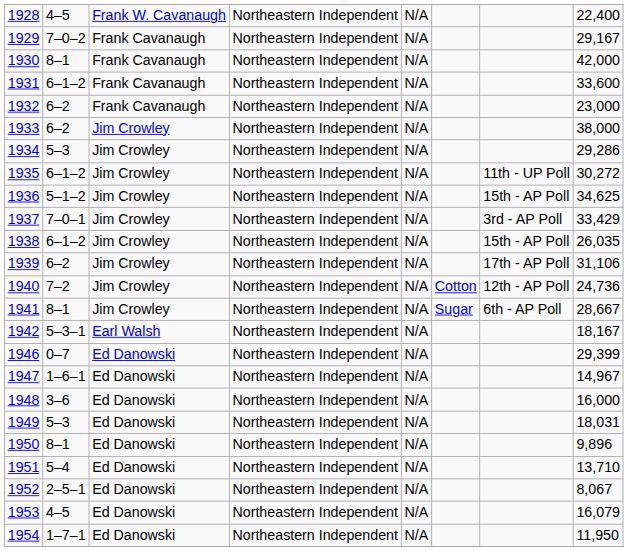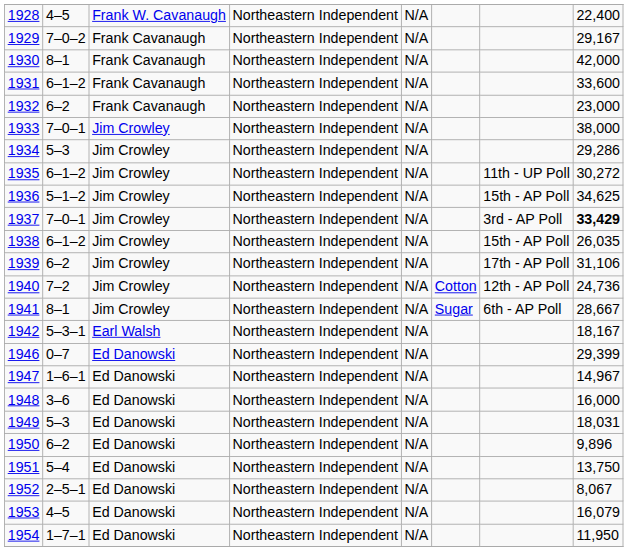(58, 128) 6–2 -> (66, 128) 7–0–1
(598, 219) normal -> (598, 219) bold
(58, 444) 8–1 -> (58, 444) 6–2
(598, 467) 13,710 -> (598, 467) 13,750
